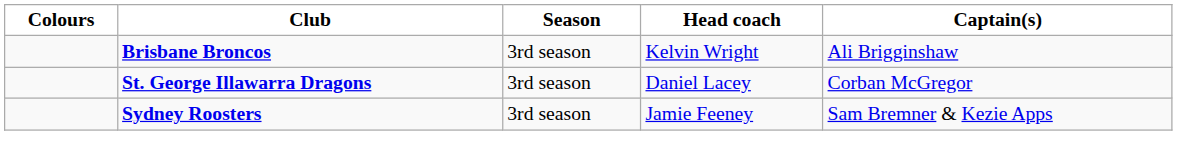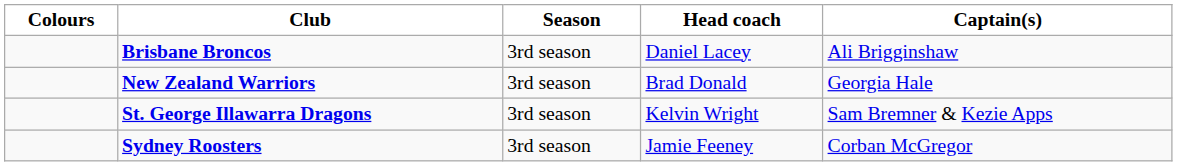(702, 51) Kelvin Wright -> (698, 51) Daniel Lacey
+ row: (219, 82)
(698, 82) Daniel Lacey -> (702, 113) Kelvin Wright
(900, 82) Corban McGregor -> (940, 113) Sam Bremner & Kezie Apps
(940, 113) Sam Bremner & Kezie Apps -> (900, 144) Corban McGregor
